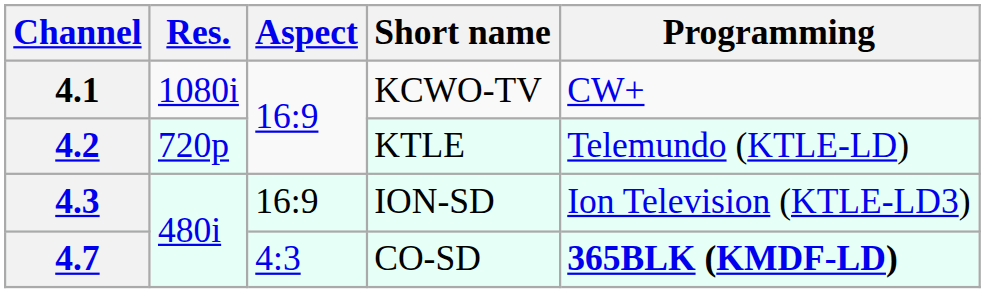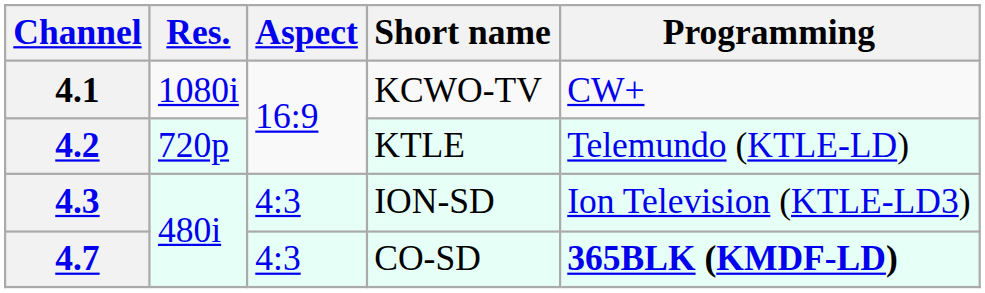(287, 201) 16:9 -> (278, 201) 4:3
